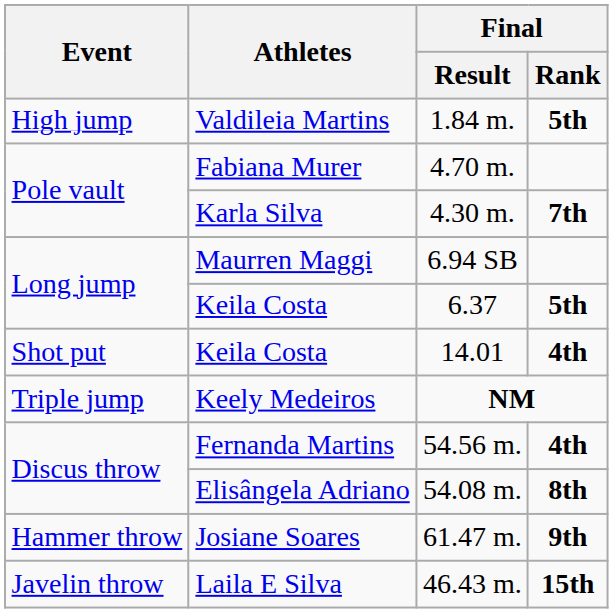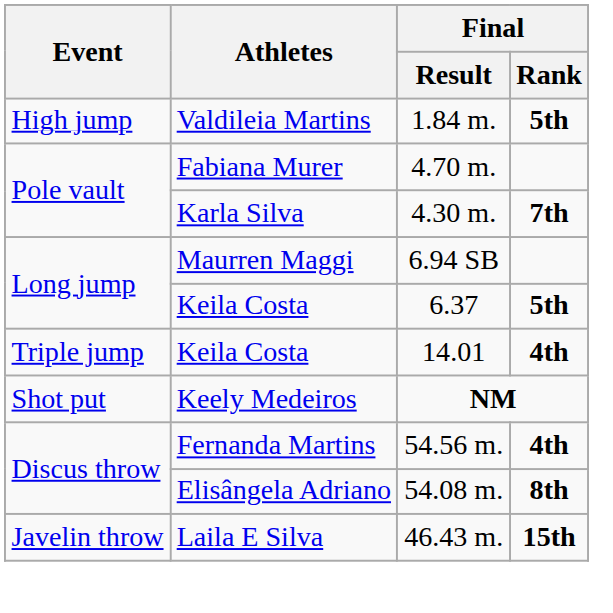(59, 352) Shot put -> (78, 352) Triple jump
(78, 398) Triple jump -> (59, 398) Shot put
- row: (278, 537)
